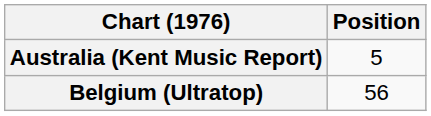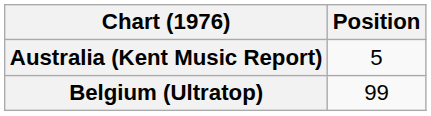(377, 92) 56 -> (377, 92) 99
